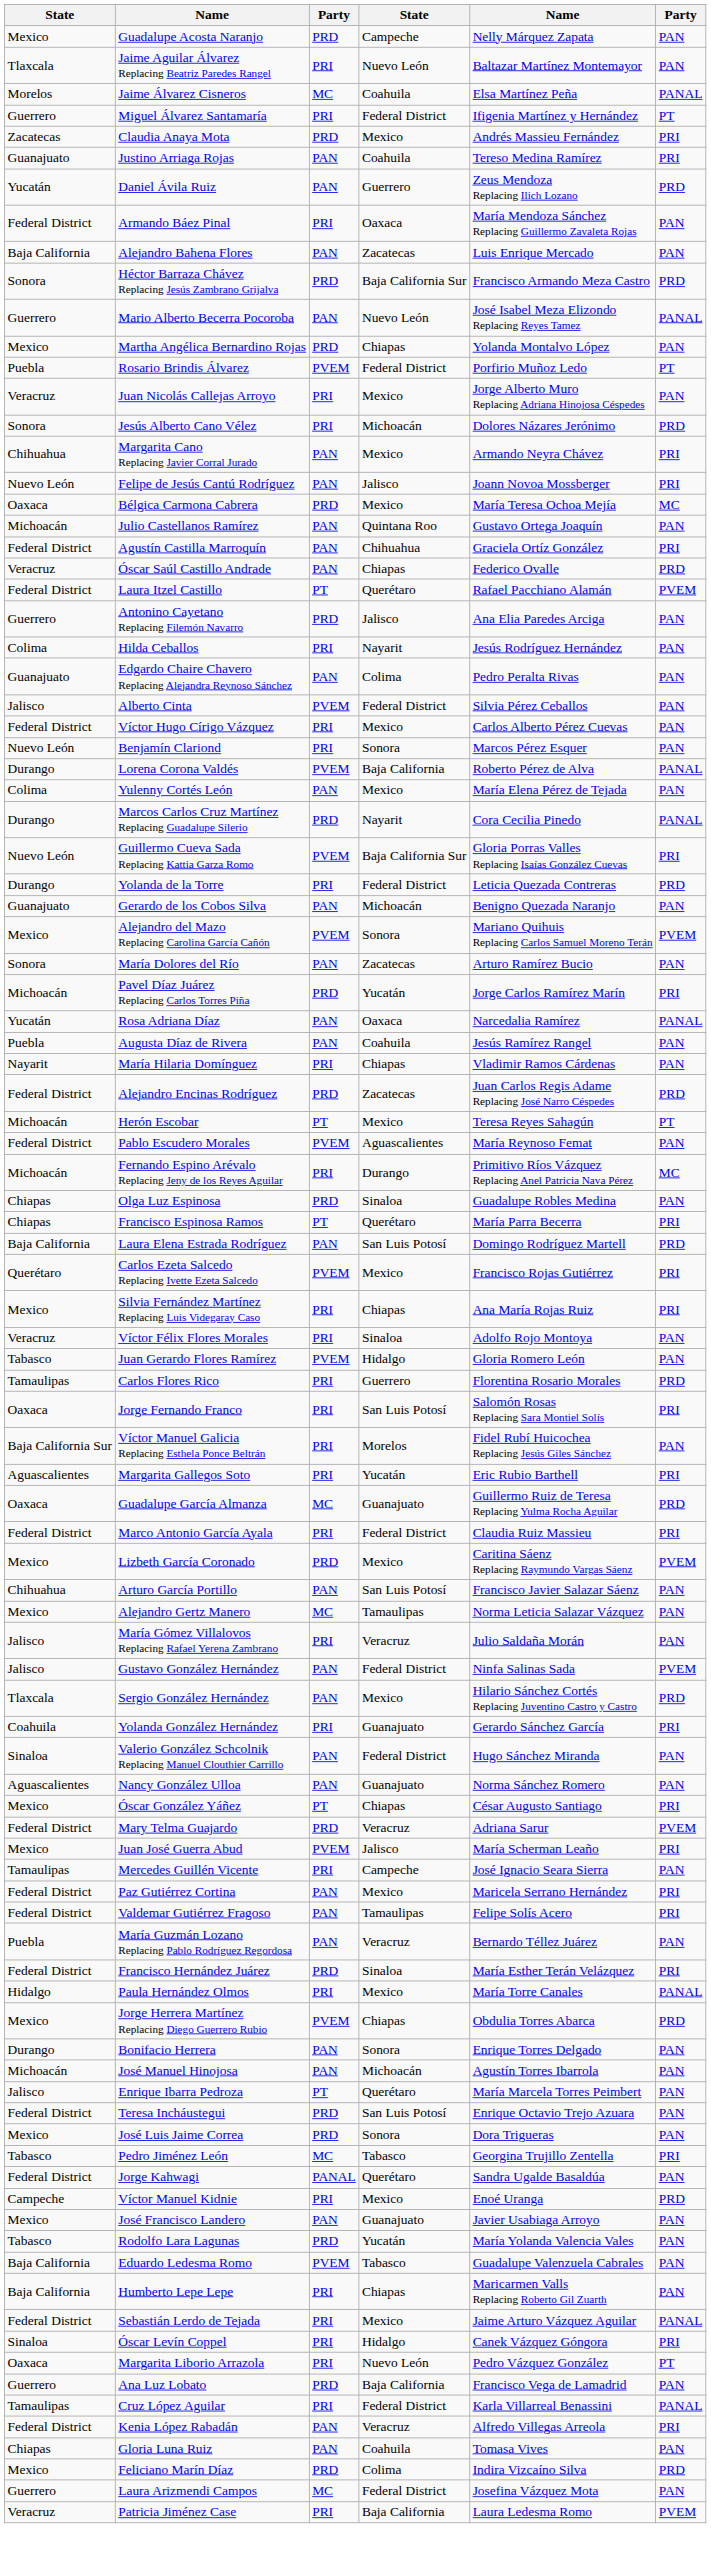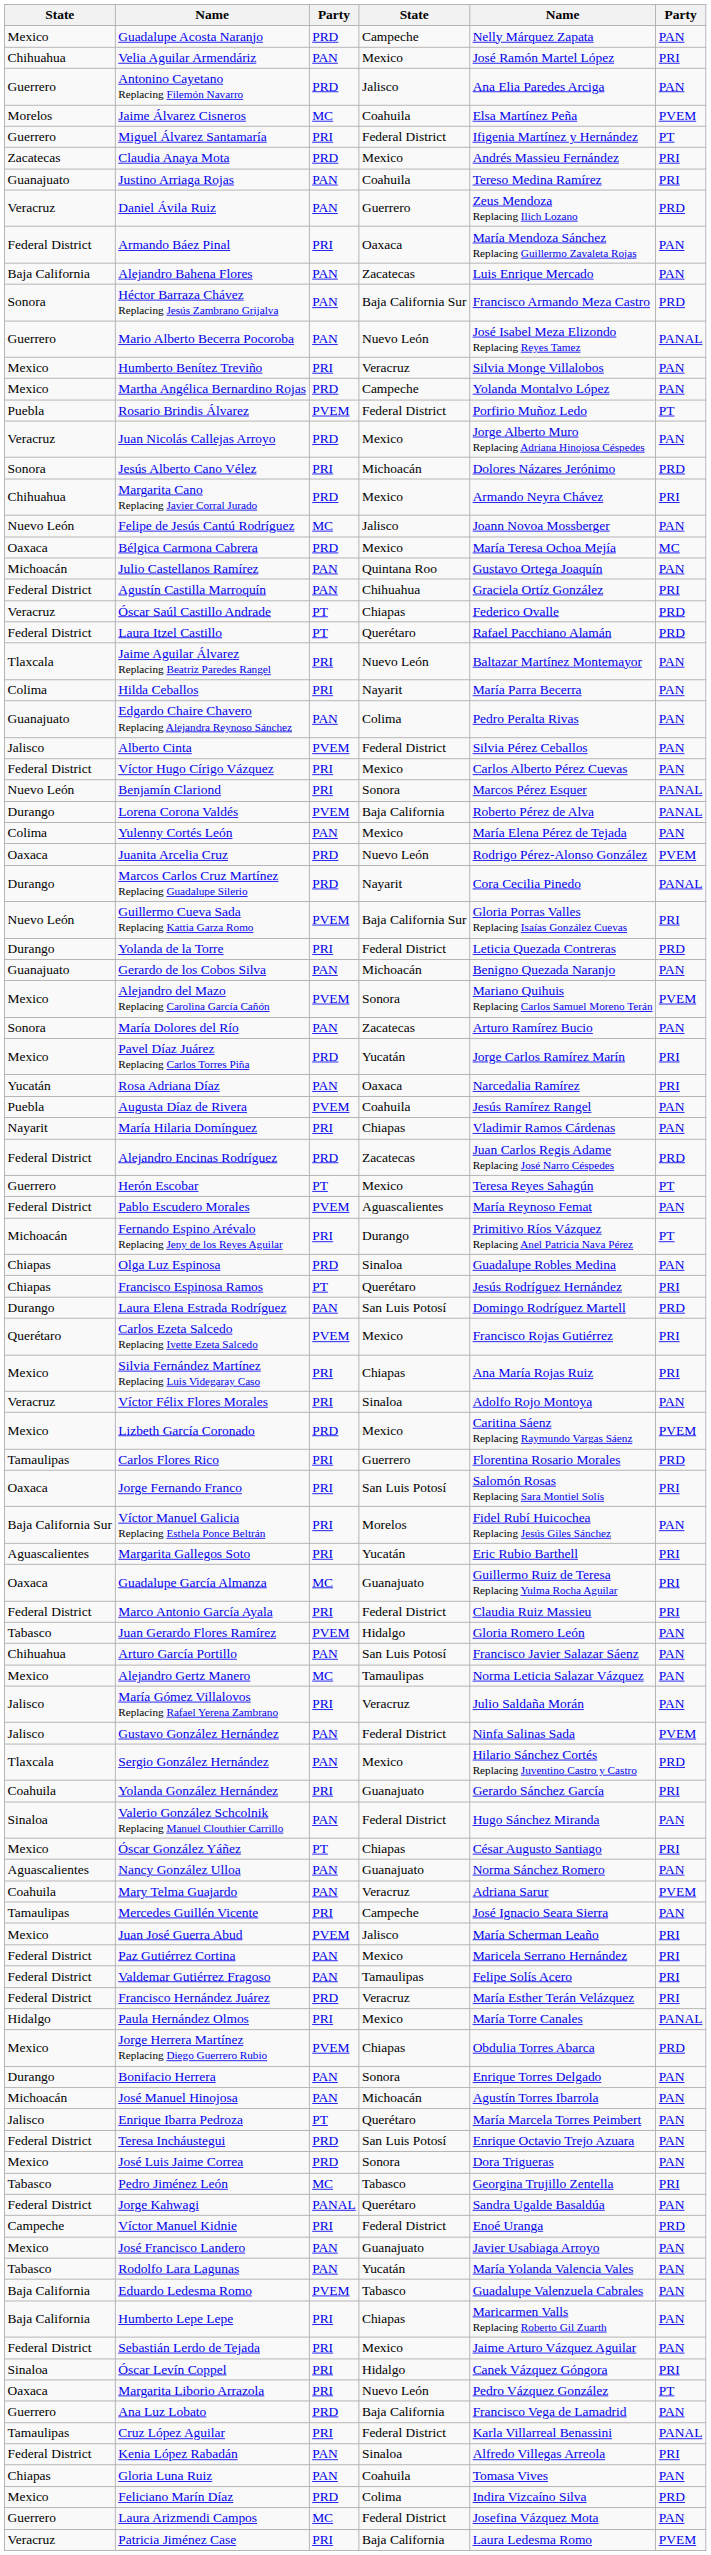+ row: (187, 57)
rows swapped: (195, 65) <-> (181, 618)
(681, 94) PANAL -> (677, 115) PVEM
(29, 187) Yucatán -> (31, 208) Veracruz
(325, 281) PRD -> (325, 302) PAN
+ row: (190, 367)
(384, 346) Chiapas -> (390, 389) Campeche
(323, 396) PRI -> (325, 439) PRD
(325, 454) PAN -> (325, 497) PRD
(325, 483) PAN -> (323, 525) MC
(669, 483) PRI -> (672, 525) PAN
(325, 568) PAN -> (320, 611) PT
(677, 589) PVEM -> (672, 632) PRD
(547, 647) Jesús Rodríguez Hernández -> (527, 690) María Parra Becerra
(672, 748) PAN -> (681, 790) PANAL
+ row: (173, 854)
(37, 992) Michoacán -> (28, 1056) Mexico
(681, 1021) PANAL -> (669, 1085) PRI
(325, 1043) PAN -> (331, 1106) PVEM
(37, 1122) Michoacán -> (32, 1186) Guerrero
(669, 1172) MC -> (667, 1236) PT
(527, 1222) María Parra Becerra -> (547, 1286) Jesús Rodríguez Hernández
(49, 1243) Baja California -> (31, 1307) Durango
rows swapped: (197, 1359) <-> (187, 1561)
(672, 1503) PRD -> (669, 1582) PRI
rows swapped: (179, 1784) <-> (180, 1806)
(50, 1827) Federal District -> (32, 1891) Coahuila
(325, 1827) PRD -> (325, 1891) PAN
rows swapped: (180, 1848) <-> (188, 1870)
- row: (205, 1941)
(382, 1970) Sinaloa -> (386, 1997) Veracruz
(382, 2198) Mexico -> (404, 2226) Federal District
(325, 2241) PRD -> (325, 2268) PAN
(681, 2320) PANAL -> (672, 2347) PAN
(386, 2427) Veracruz -> (382, 2454) Sinaloa
